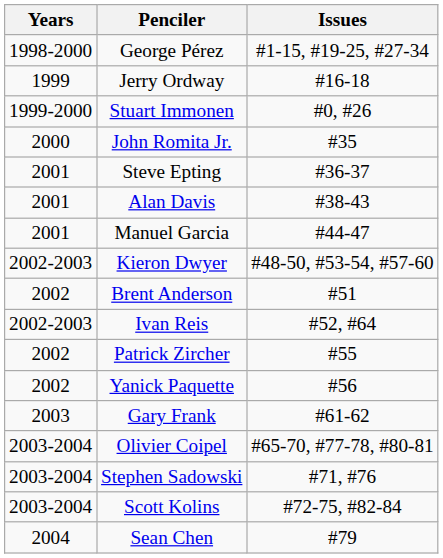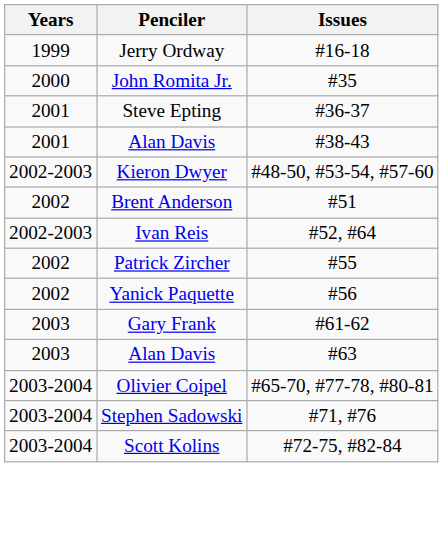- row: (172, 50)
- row: (172, 111)
- row: (172, 232)
+ row: (172, 354)
- row: (172, 537)
